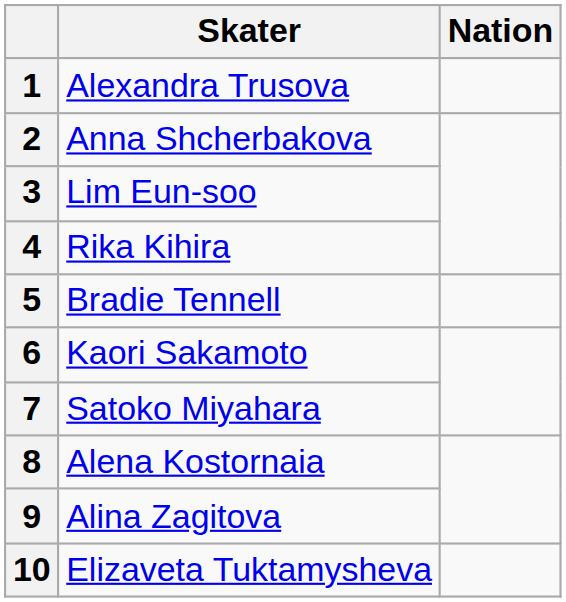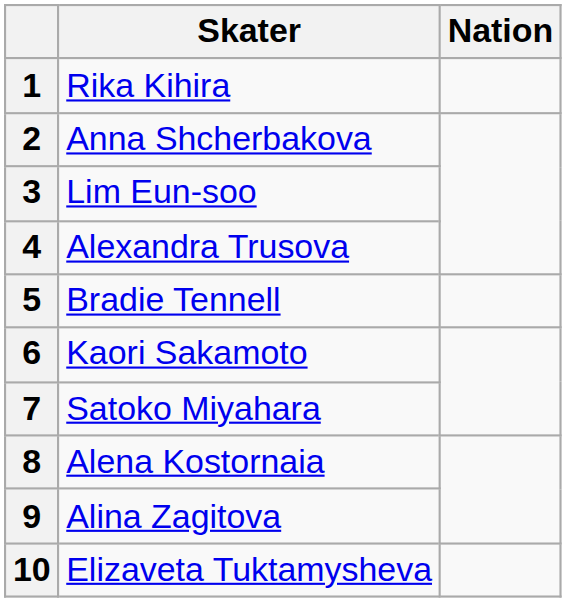(208, 85) Alexandra Trusova -> (148, 85) Rika Kihira
(148, 246) Rika Kihira -> (208, 246) Alexandra Trusova
